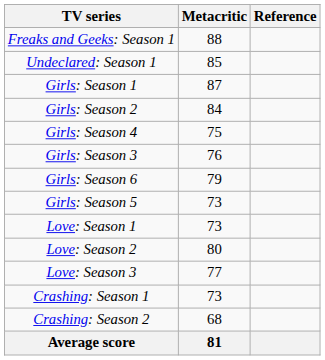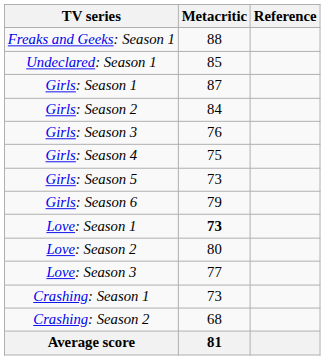rows swapped: (91, 156) <-> (91, 132)
rows swapped: (91, 202) <-> (91, 179)
(214, 226) normal -> (214, 226) bold
